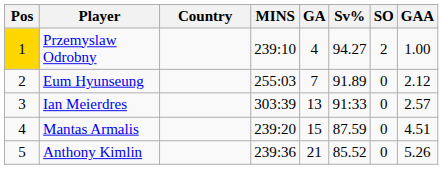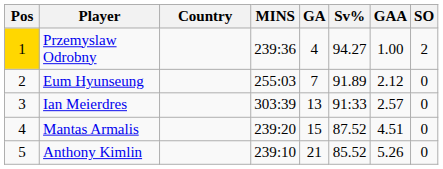columns swapped: (417, 16) <-> (384, 16)
(275, 48) 239:10 -> (275, 48) 239:36
(350, 128) 87.59 -> (350, 128) 87.52
(275, 152) 239:36 -> (275, 152) 239:10
